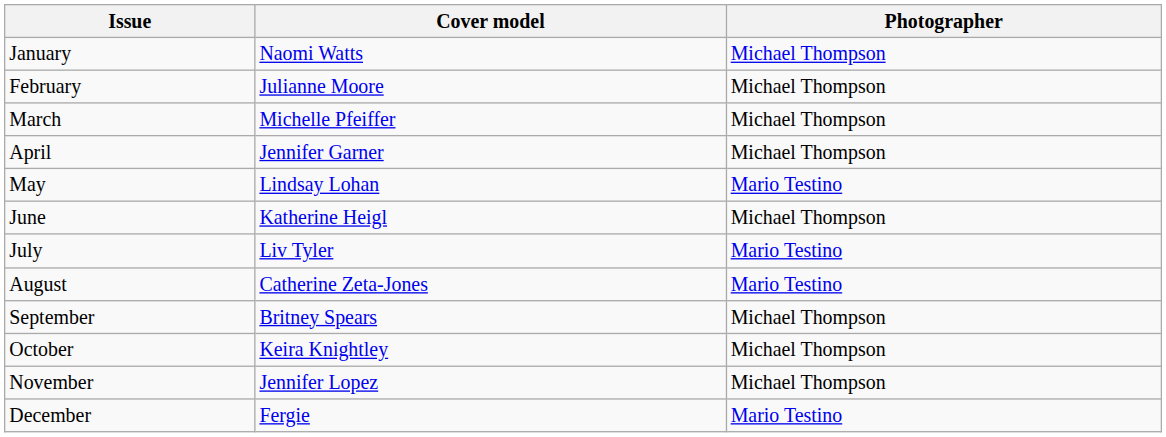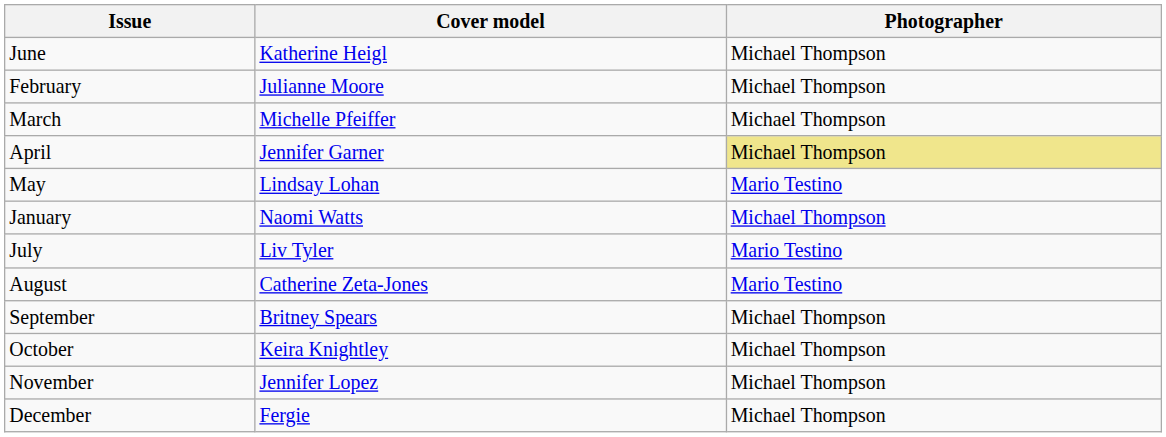rows swapped: (40, 53) <-> (28, 218)
(808, 152) no background -> (808, 152) khaki background
(786, 415) Mario Testino -> (808, 415) Michael Thompson
